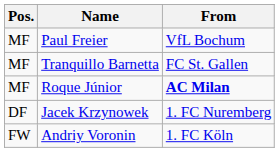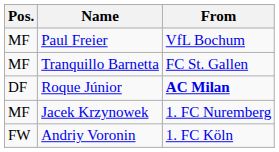(19, 87) MF -> (18, 87) DF
(18, 111) DF -> (19, 111) MF
